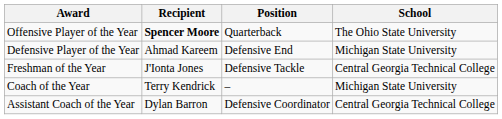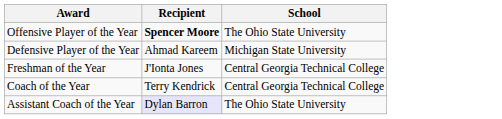- column: (277, 13)
(396, 86) Michigan State University -> (304, 86) Central Georgia Technical College
(176, 104) no background -> (176, 104) lavender background
(415, 104) Central Georgia Technical College -> (285, 104) The Ohio State University
